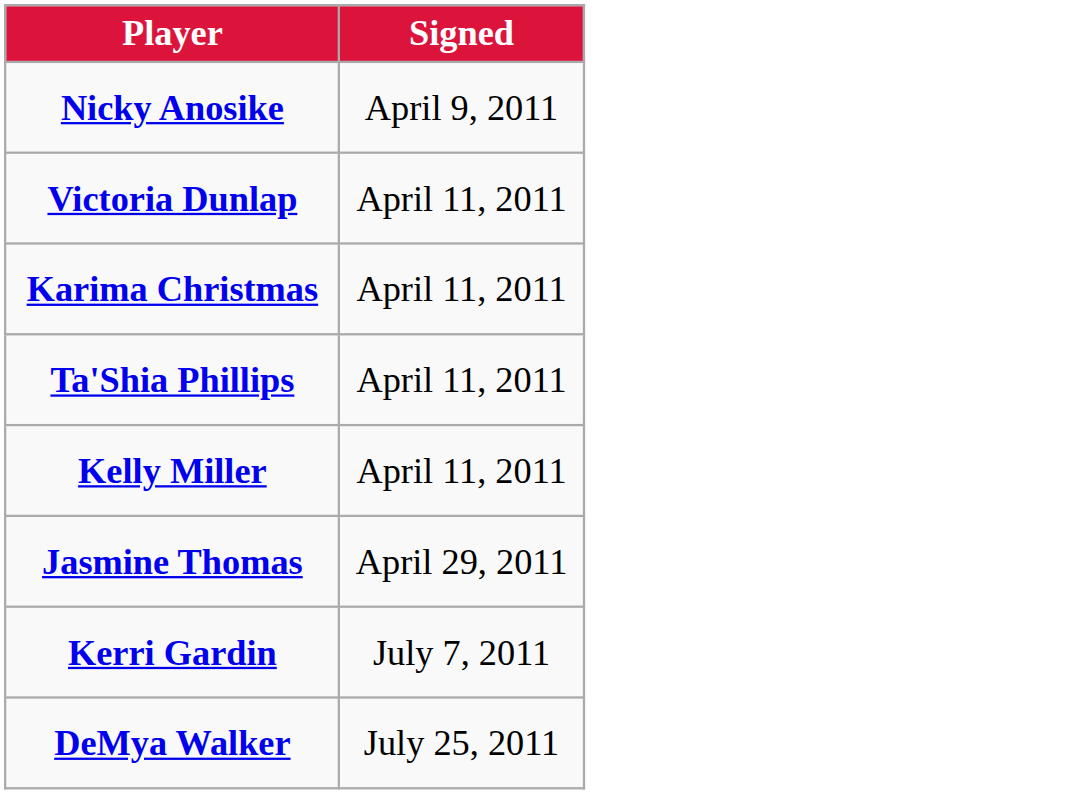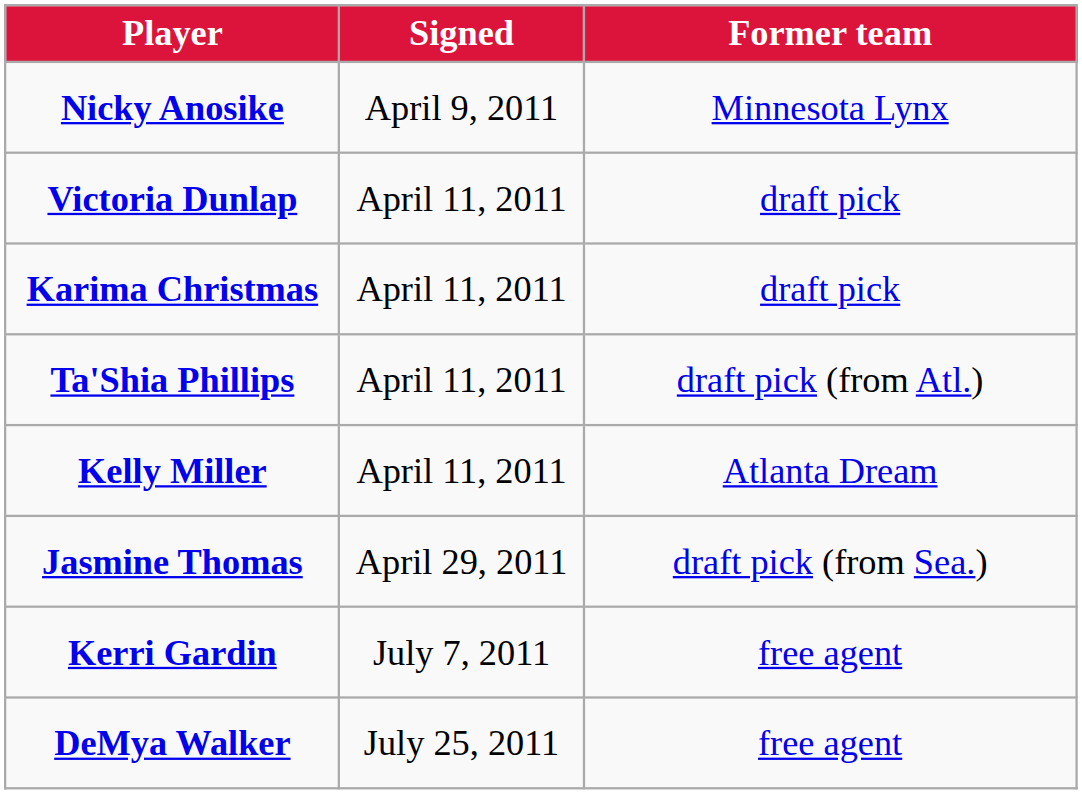+ column: (830, 33)
